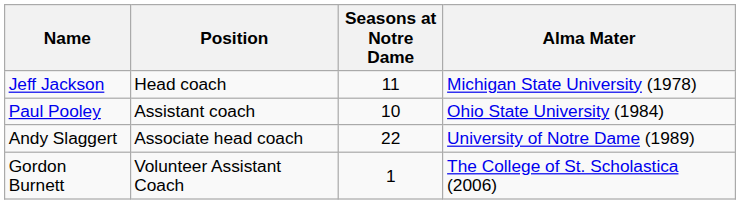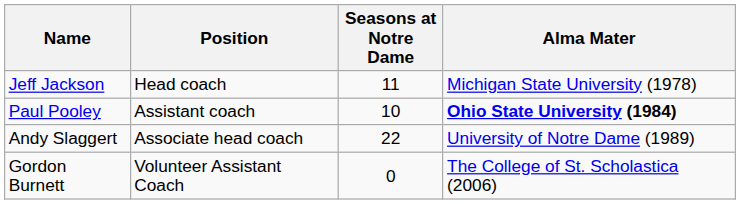(556, 112) normal -> (562, 112) bold
(391, 176) 1 -> (391, 176) 0
